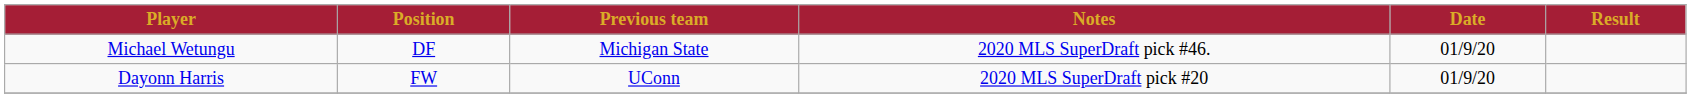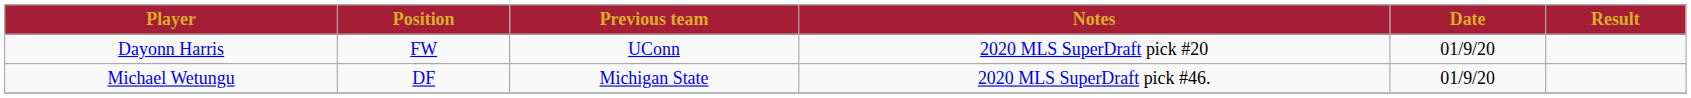rows swapped: (171, 78) <-> (171, 49)
